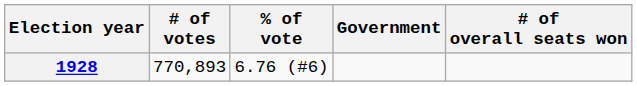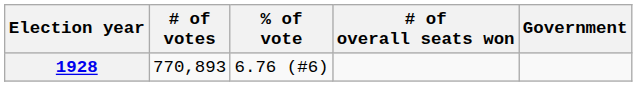columns swapped: (539, 29) <-> (389, 29)
